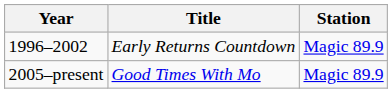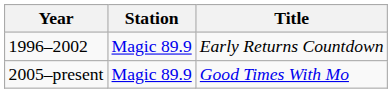columns swapped: (203, 18) <-> (344, 18)
